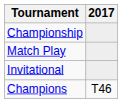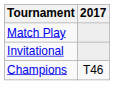- row: (45, 32)
